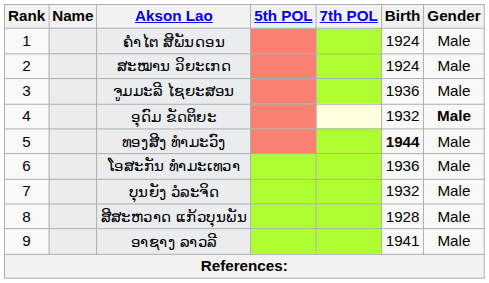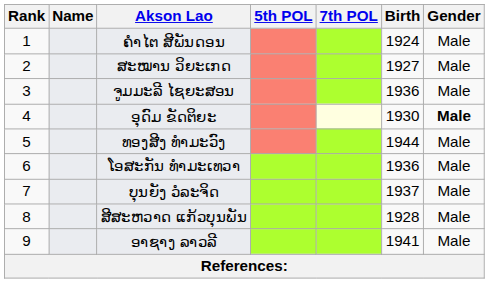(403, 66) 1924 -> (403, 66) 1927
(403, 116) 1932 -> (403, 116) 1930
(403, 141) bold -> (403, 141) normal
(403, 191) 1932 -> (403, 191) 1937
